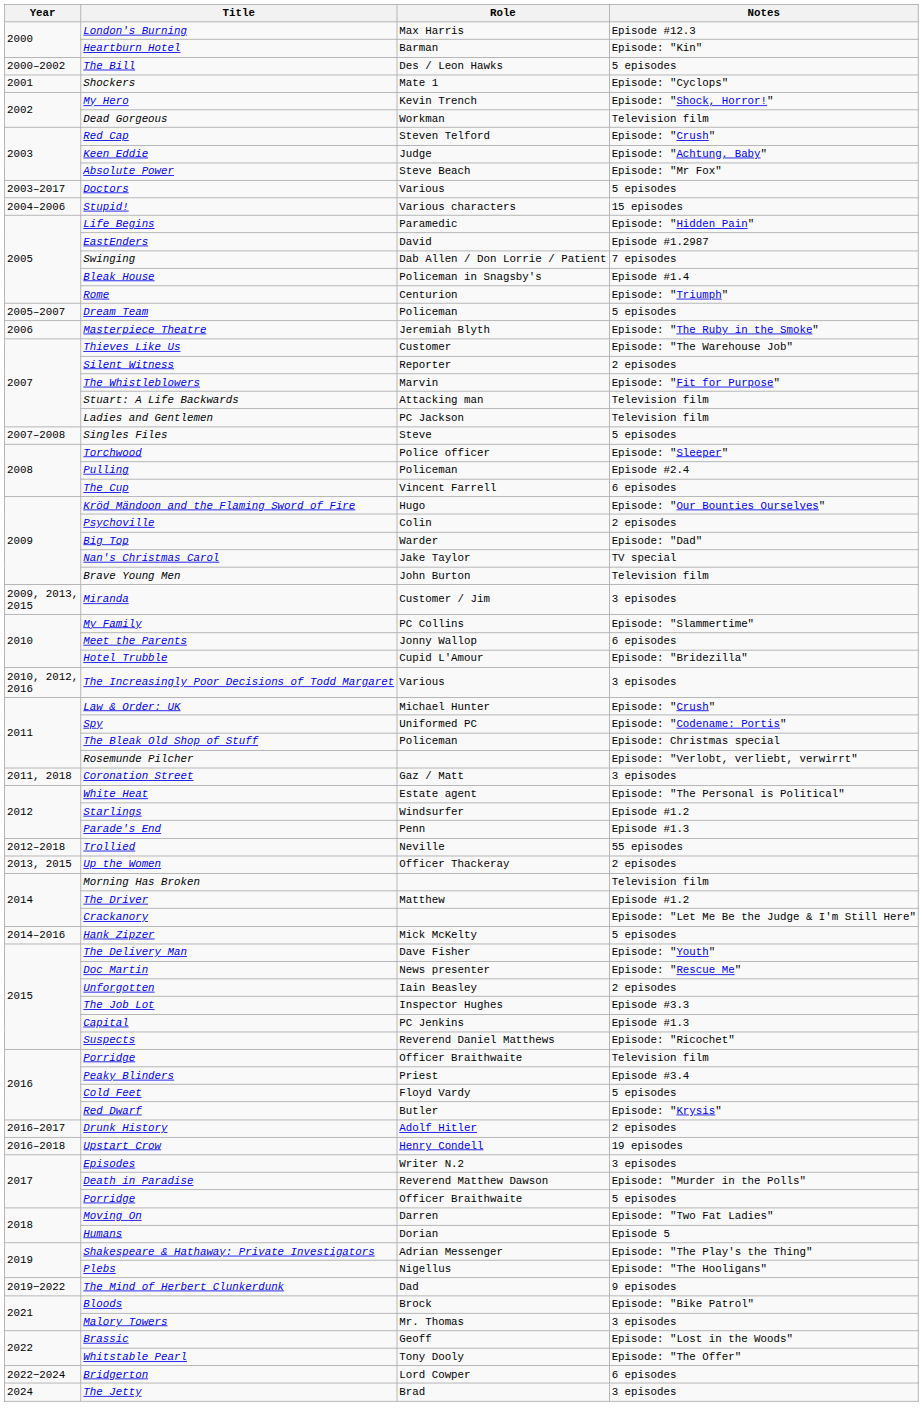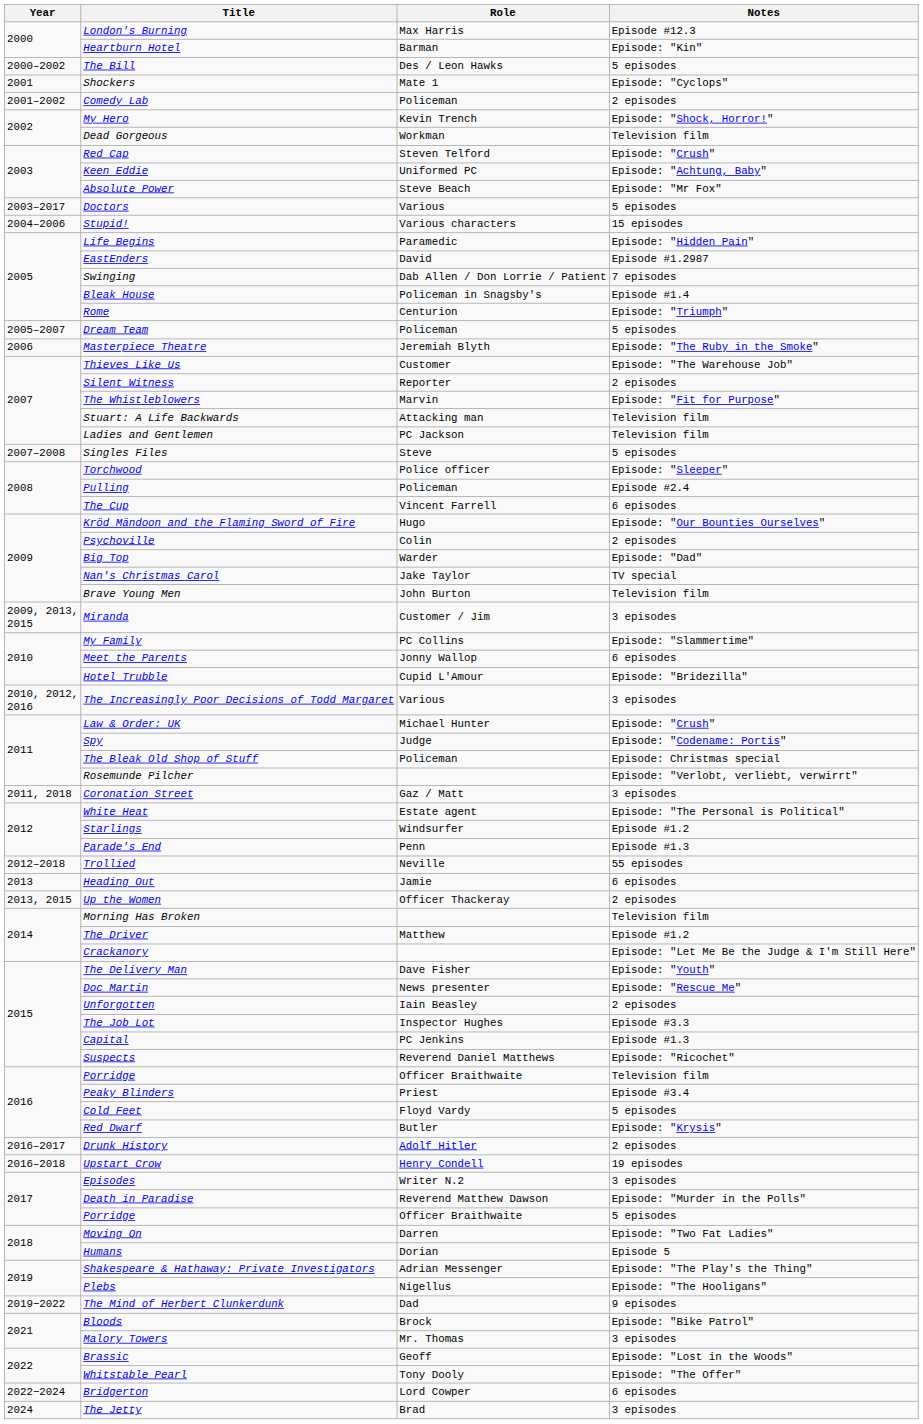+ row: (116, 101)
(415, 154) Judge -> (438, 171) Uniformed PC
(438, 724) Uniformed PC -> (415, 742) Judge
+ row: (119, 882)
- row: (119, 935)
